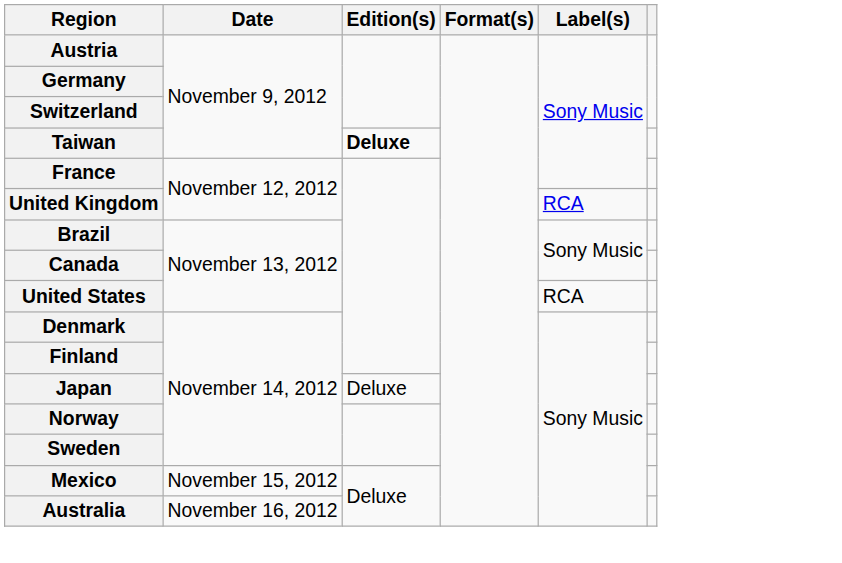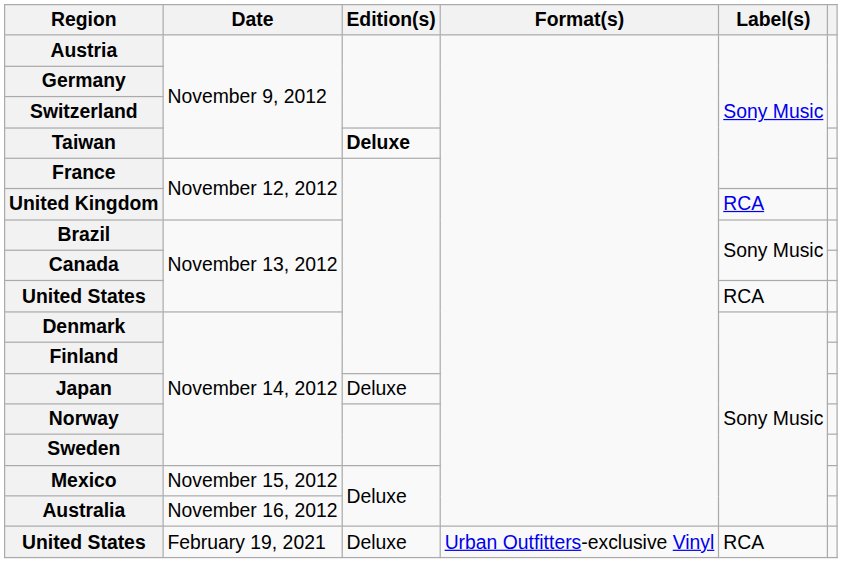+ row: (84, 541)
